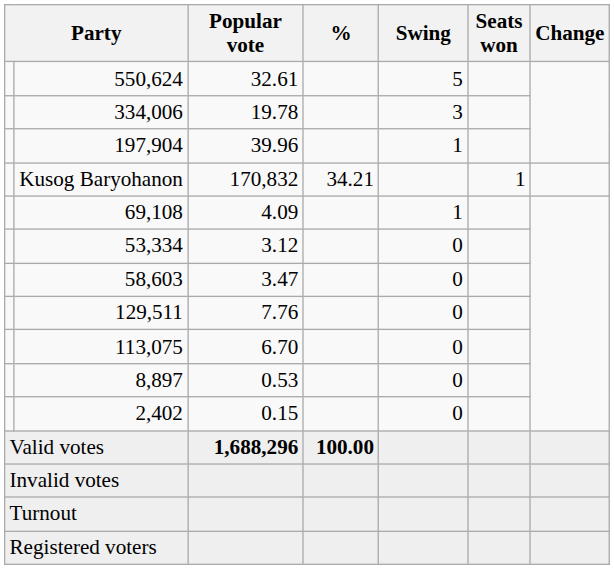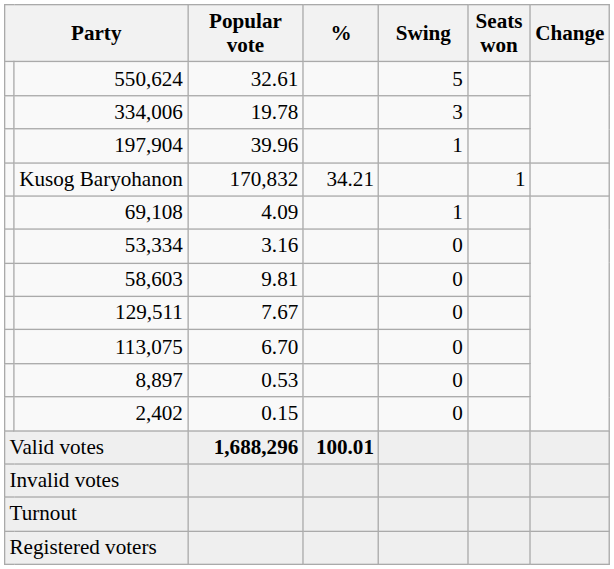(280, 245) 3.12 -> (280, 245) 3.16
(280, 279) 3.47 -> (280, 279) 9.81
(280, 312) 7.76 -> (280, 312) 7.67
(345, 446) 100.00 -> (345, 446) 100.01
